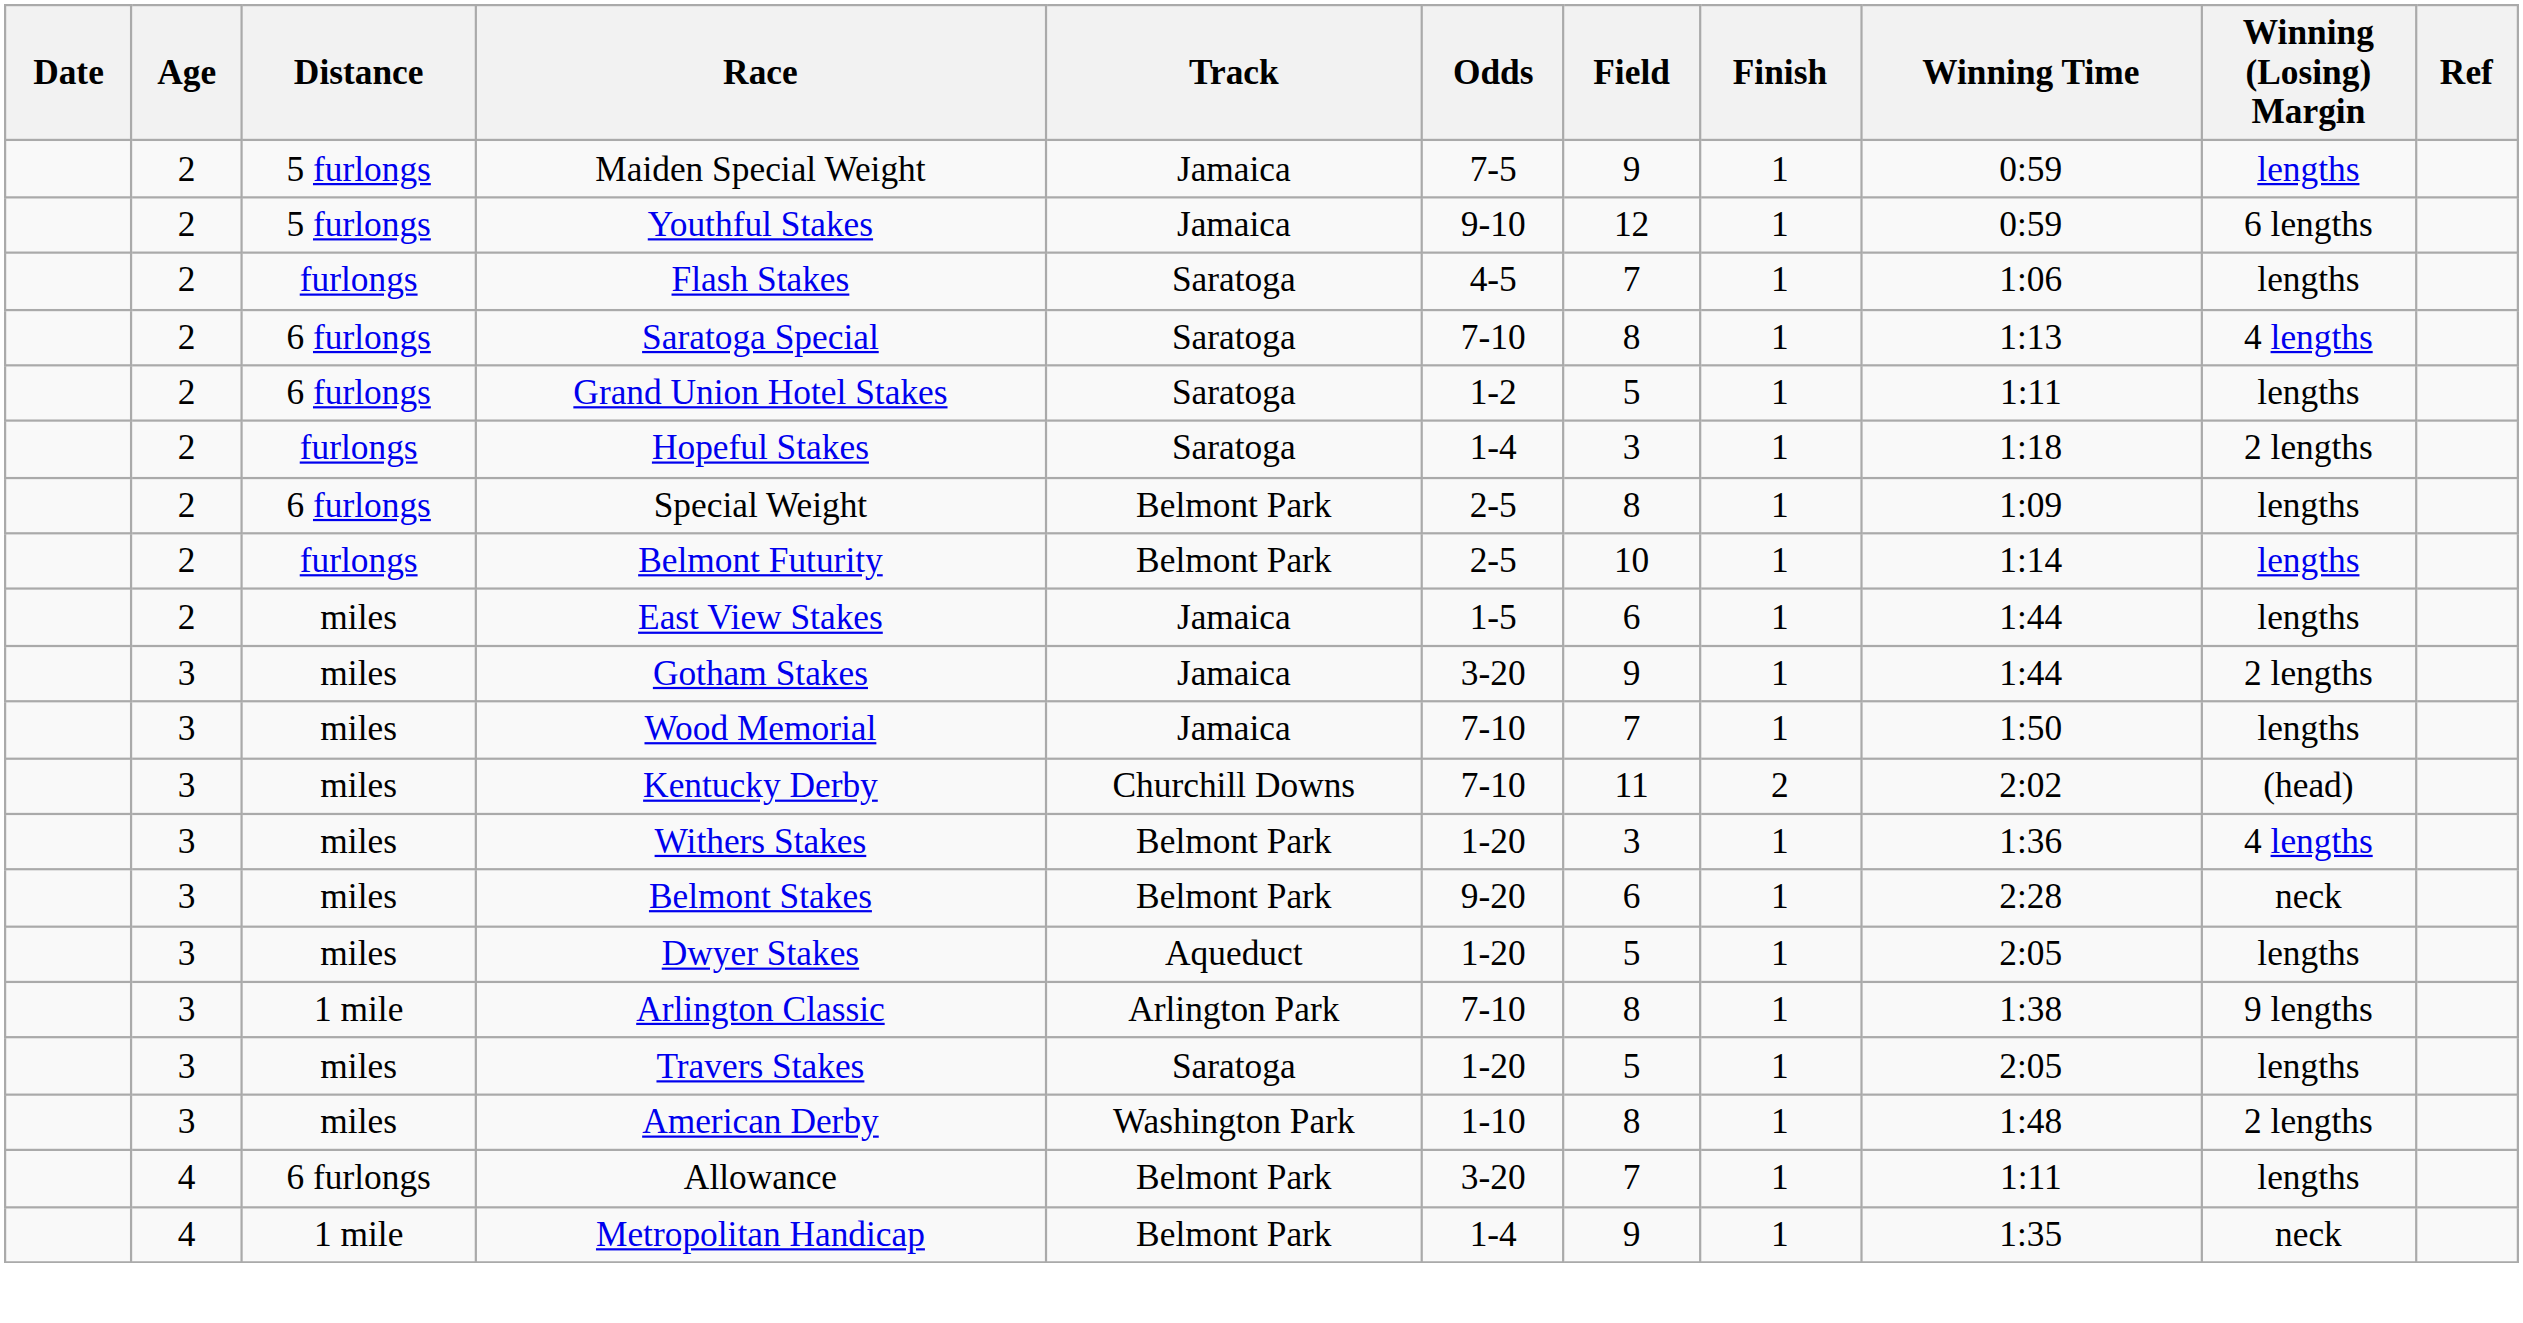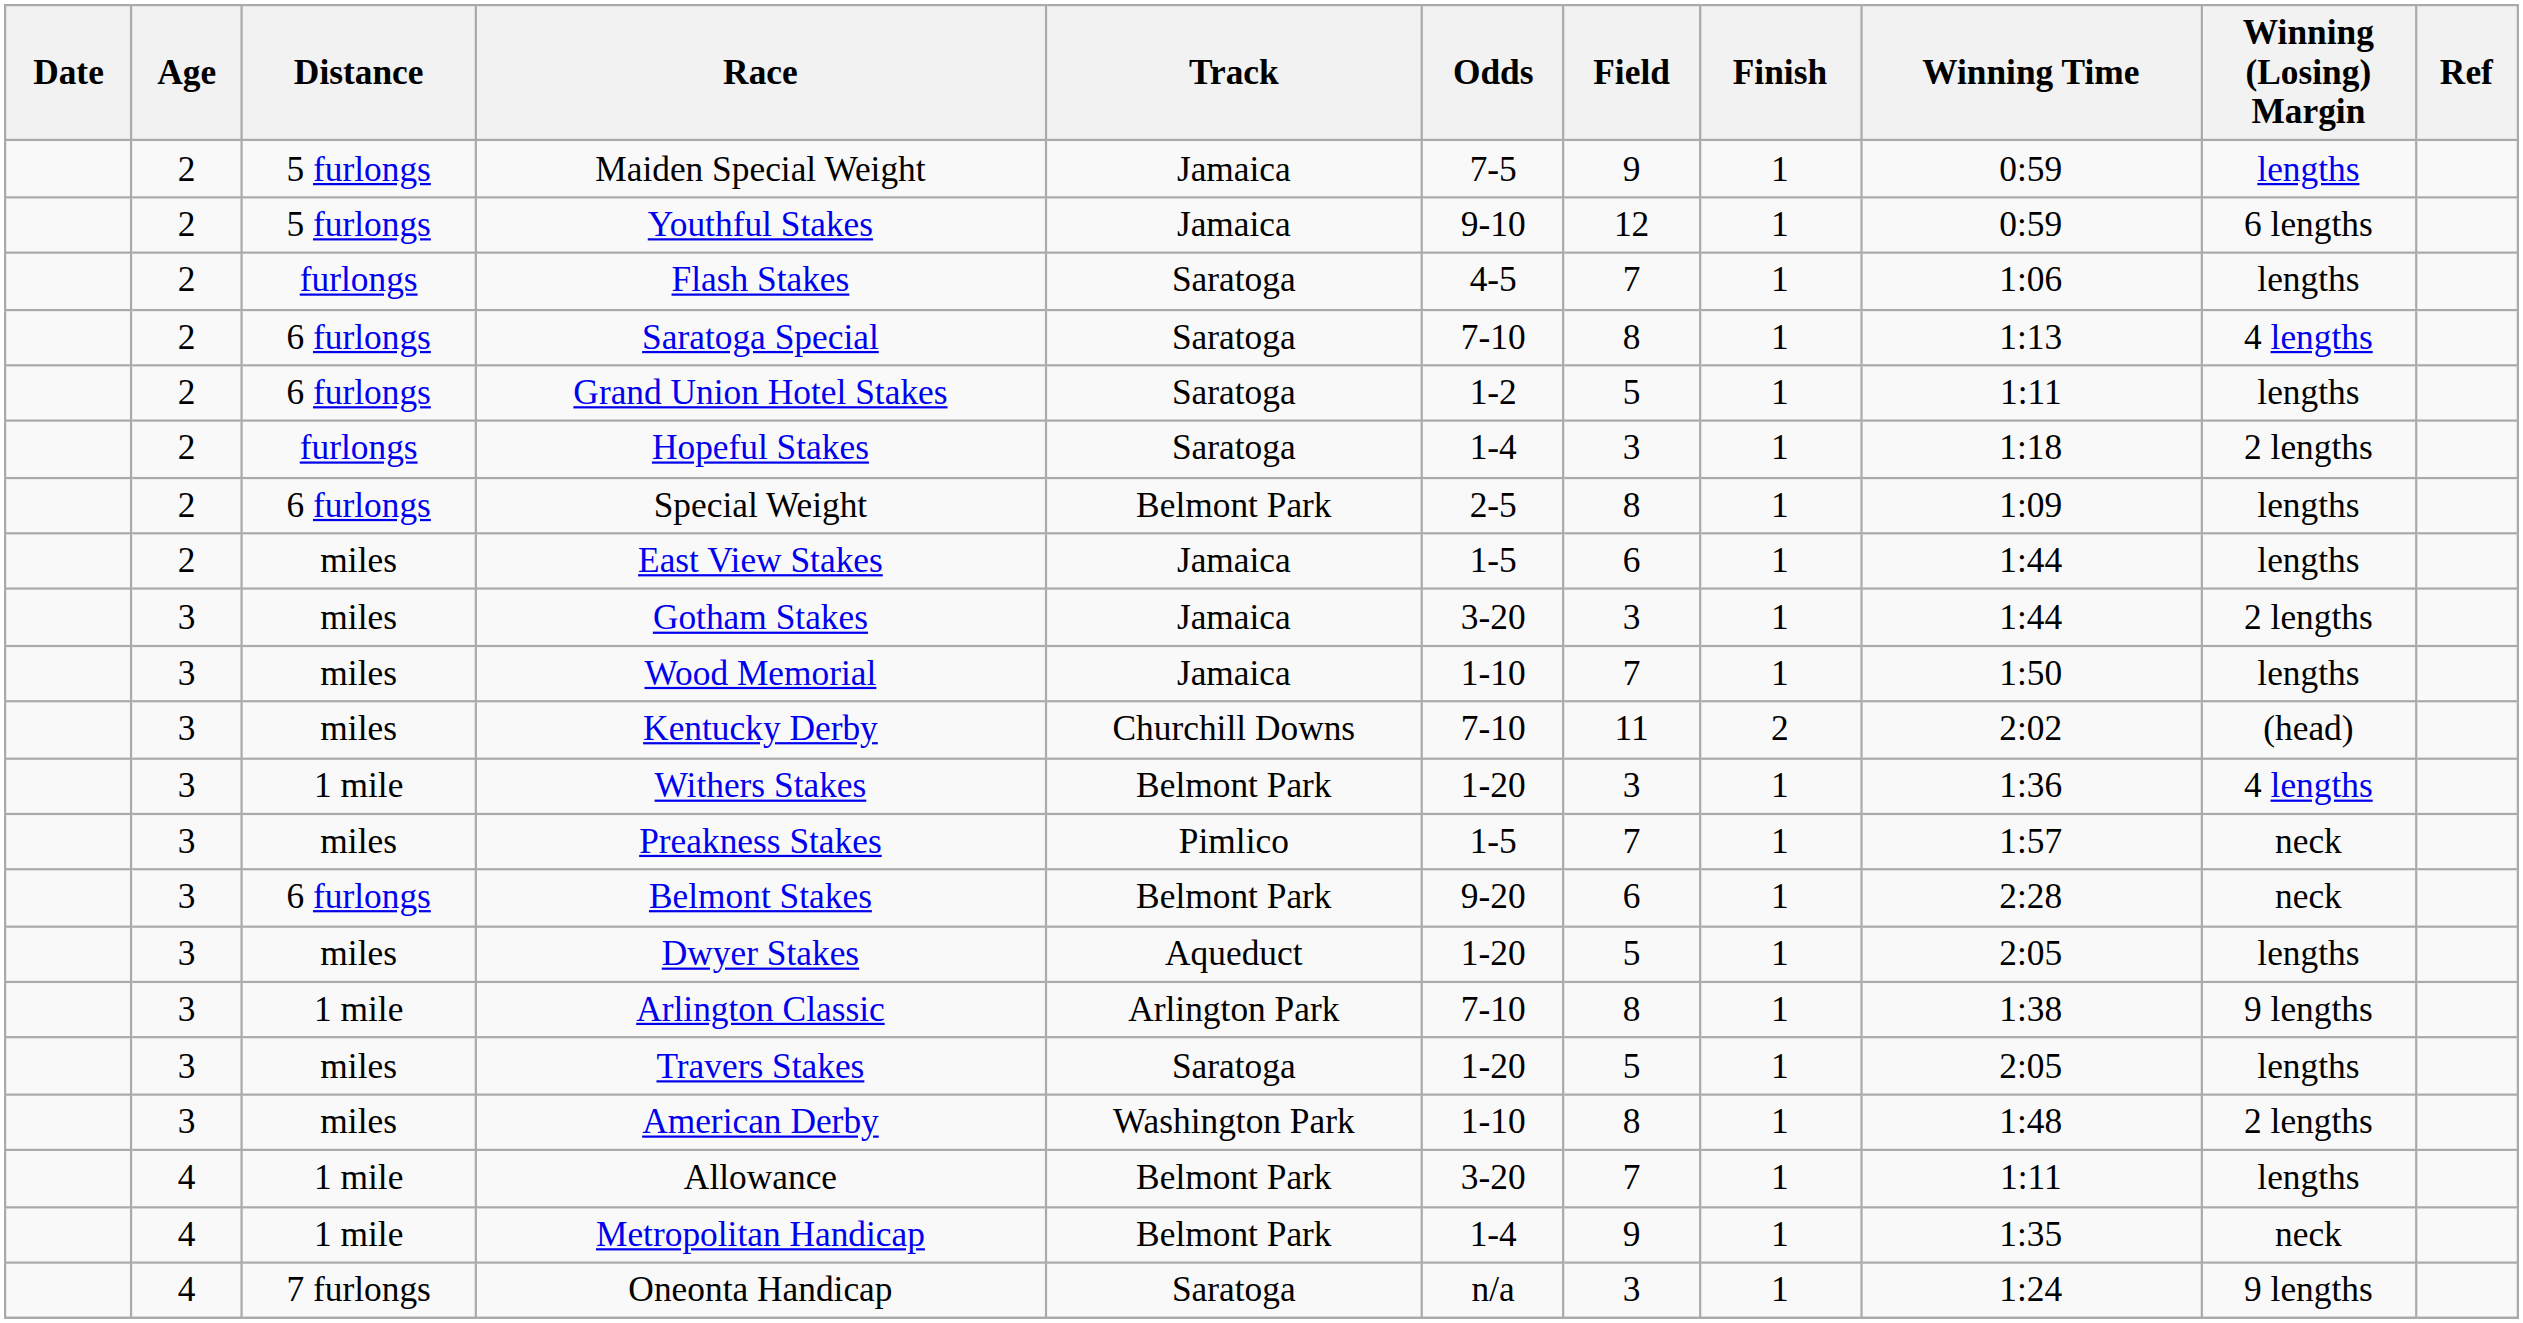- row: (760, 560)
(1632, 672) 9 -> (1632, 616) 3
(1493, 728) 7-10 -> (1493, 672) 1-10
(359, 841) miles -> (359, 785) 1 mile
+ row: (760, 841)
(359, 897) miles -> (359, 897) 6 furlongs
(359, 1177) 6 furlongs -> (359, 1177) 1 mile
+ row: (760, 1289)
